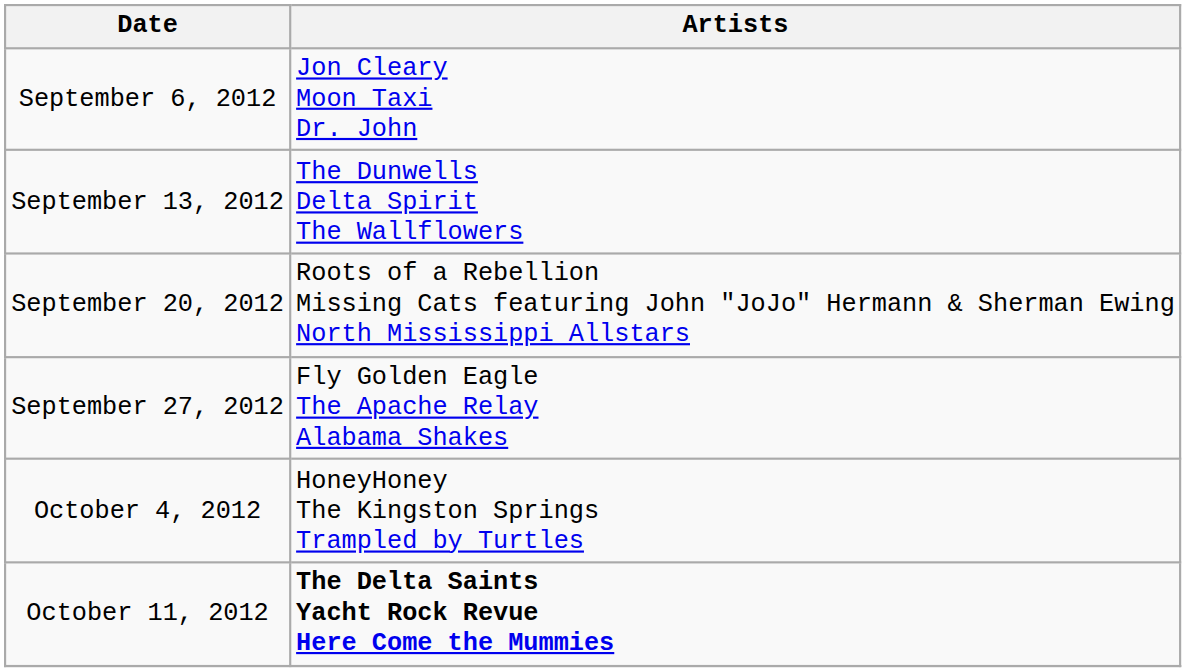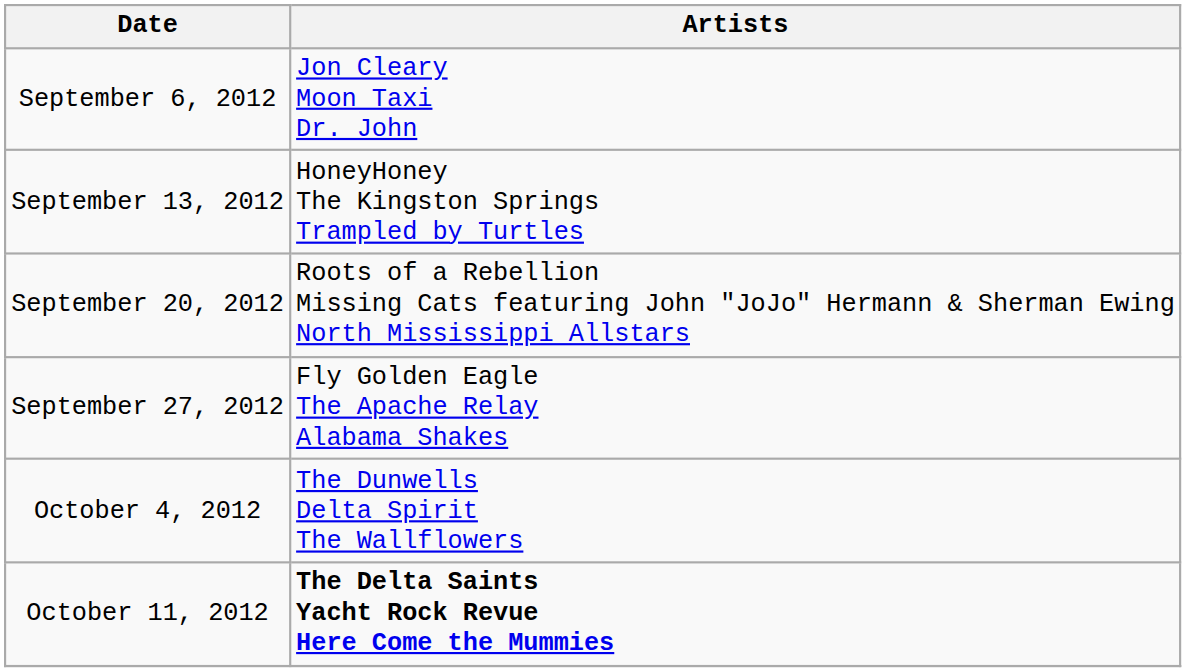(410, 202) The Dunwells Delta Spirit The Wallflowers -> (448, 202) HoneyHoney The Kingston Springs Trampled by Turtles
(448, 510) HoneyHoney The Kingston Springs Trampled by Turtles -> (410, 510) The Dunwells Delta Spirit The Wallflowers
